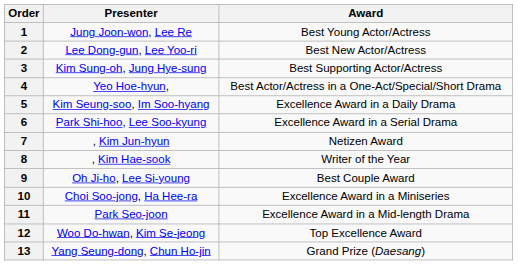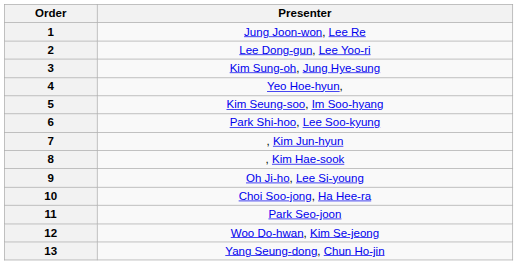- column: (366, 13)
